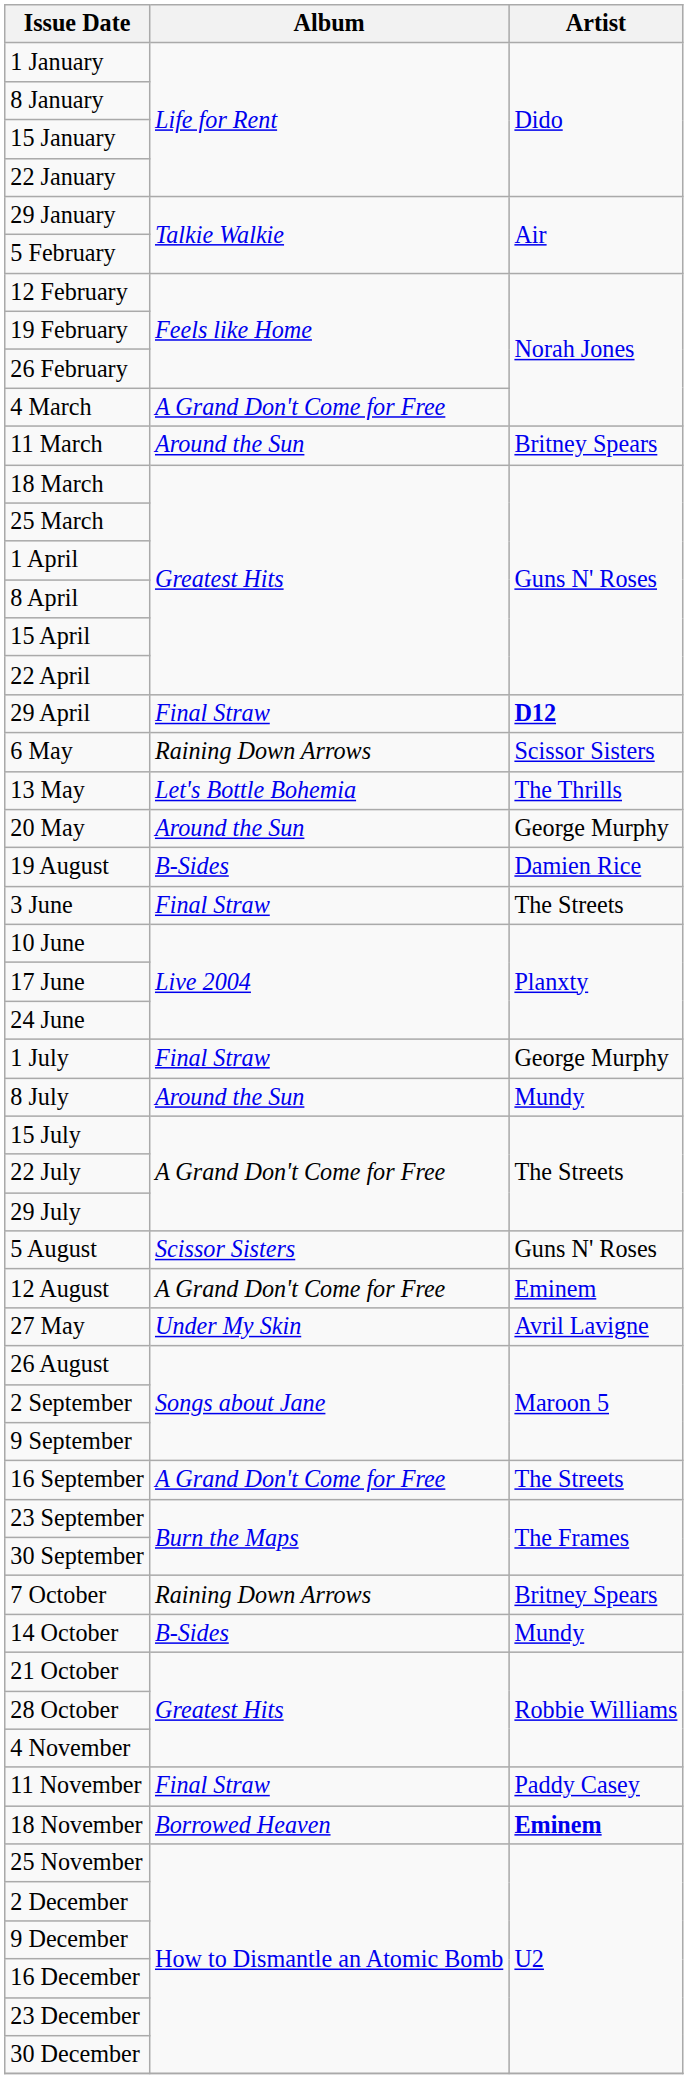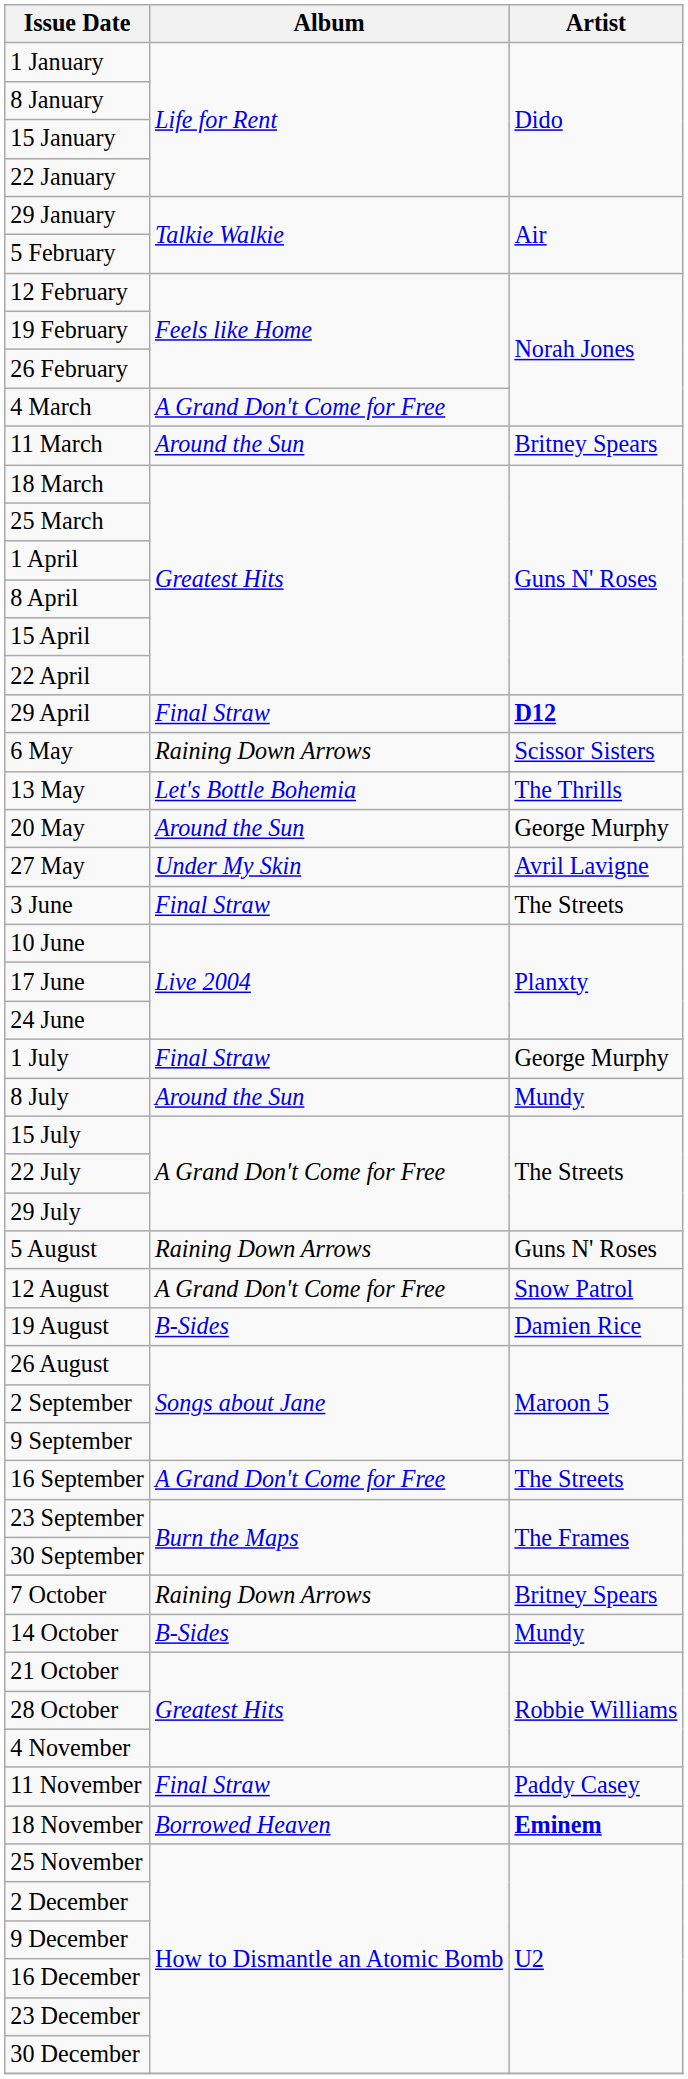rows swapped: (48, 1326) <-> (60, 866)
(225, 1249) Scissor Sisters -> (263, 1249) Raining Down Arrows
(555, 1288) Eminem -> (574, 1288) Snow Patrol
